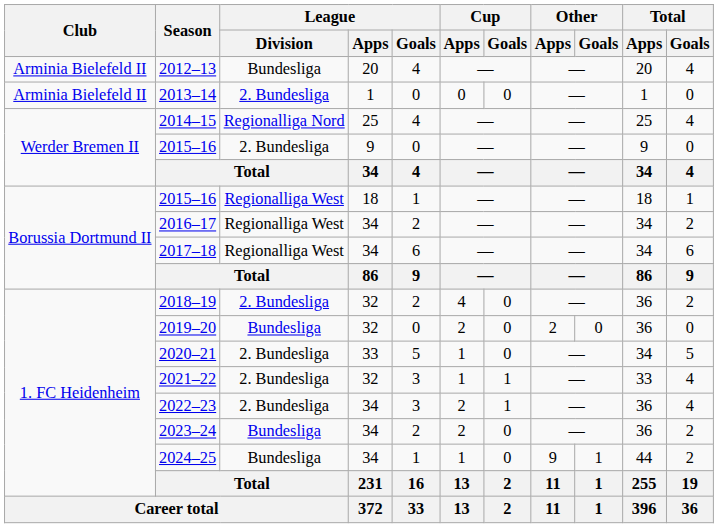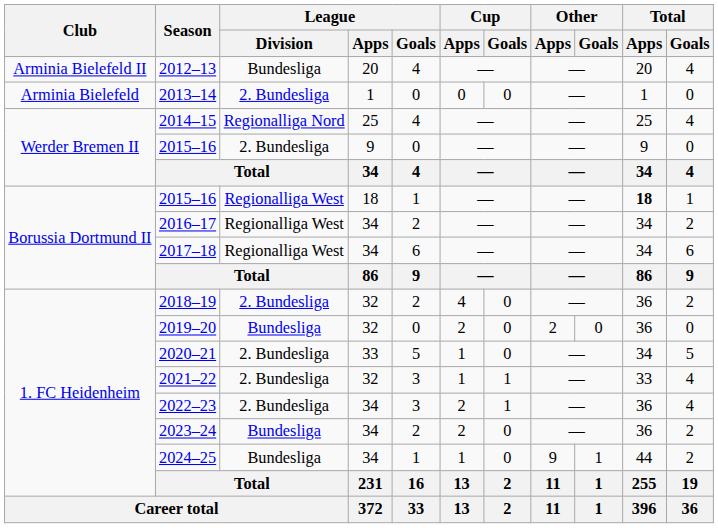(80, 95) Arminia Bielefeld II -> (80, 95) Arminia Bielefeld
(644, 198) normal -> (644, 198) bold
